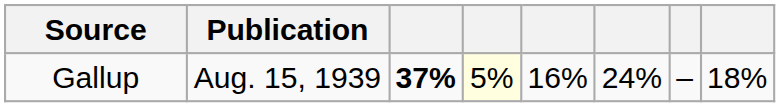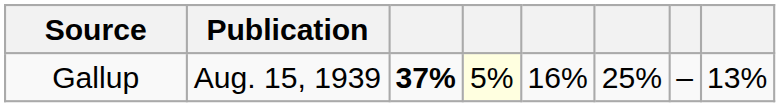(632, 77) 24% -> (632, 77) 25%
(737, 77) 18% -> (737, 77) 13%
